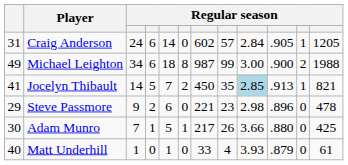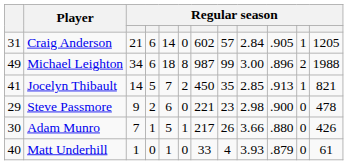(136, 42) 24 -> (136, 42) 21
(282, 63) .900 -> (282, 63) .896
(252, 85) lightblue background -> (252, 85) no background
(282, 106) .896 -> (282, 106) .900
(326, 127) 425 -> (326, 127) 426
